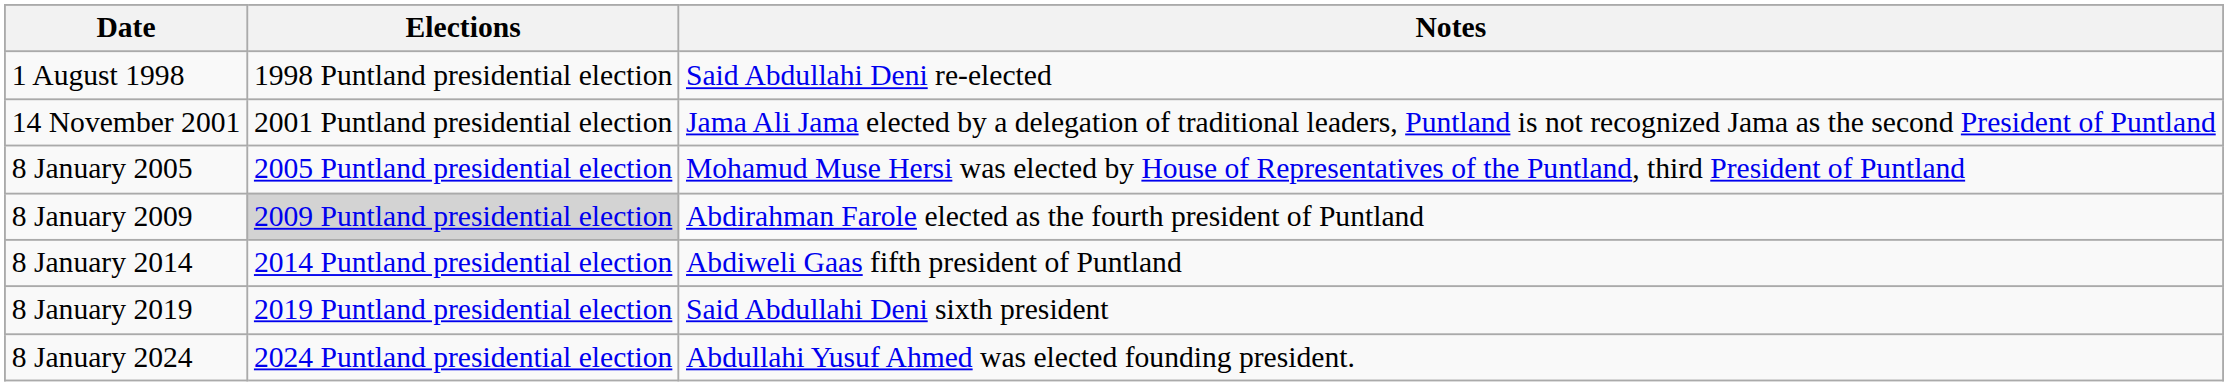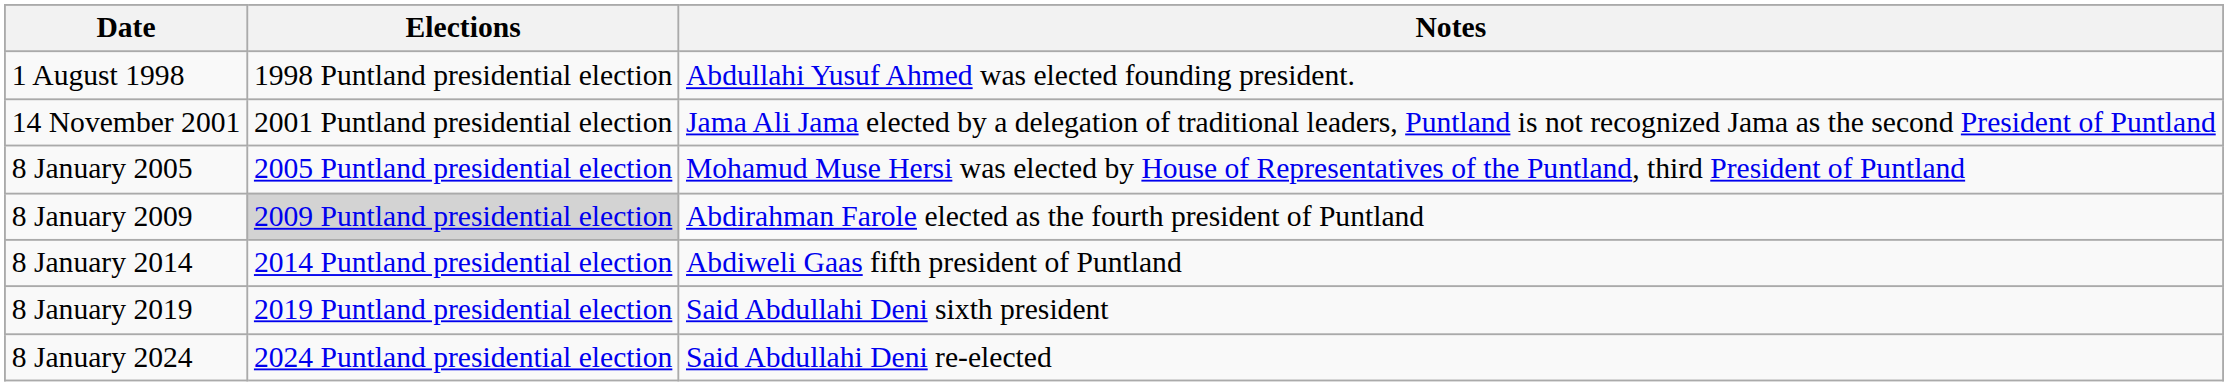(869, 74) Said Abdullahi Deni re-elected -> (1020, 74) Abdullahi Yusuf Ahmed was elected founding president.
(1020, 356) Abdullahi Yusuf Ahmed was elected founding president. -> (869, 356) Said Abdullahi Deni re-elected
